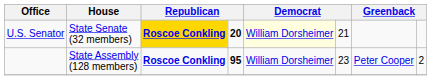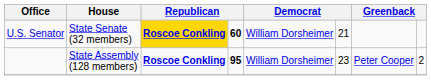(236, 34) 20 -> (236, 34) 60
(290, 34) lightyellow background -> (290, 34) no background
